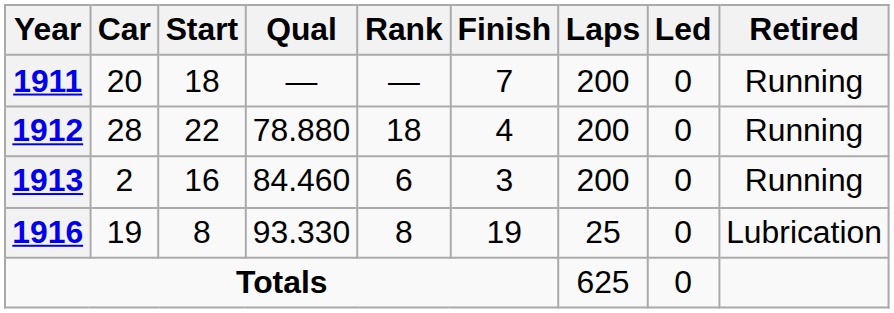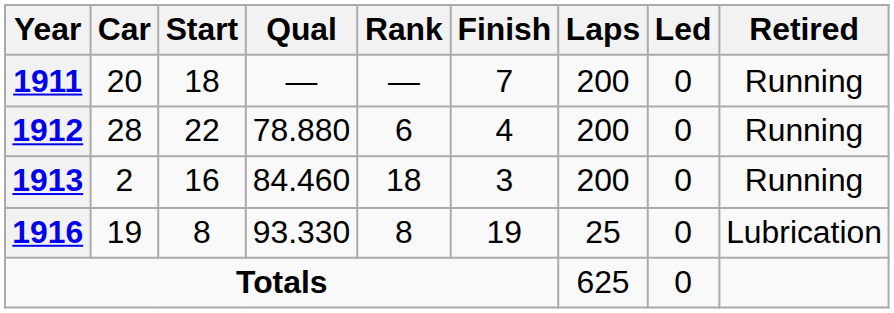(404, 130) 18 -> (404, 130) 6
(404, 181) 6 -> (404, 181) 18
